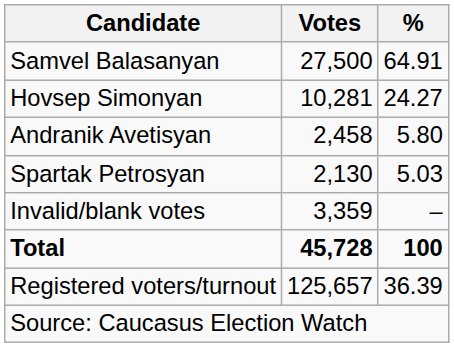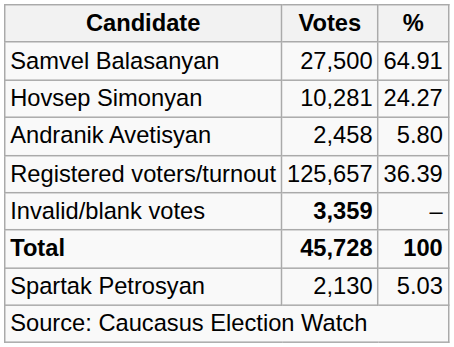rows swapped: (108, 173) <-> (143, 286)
(343, 211) normal -> (343, 211) bold
